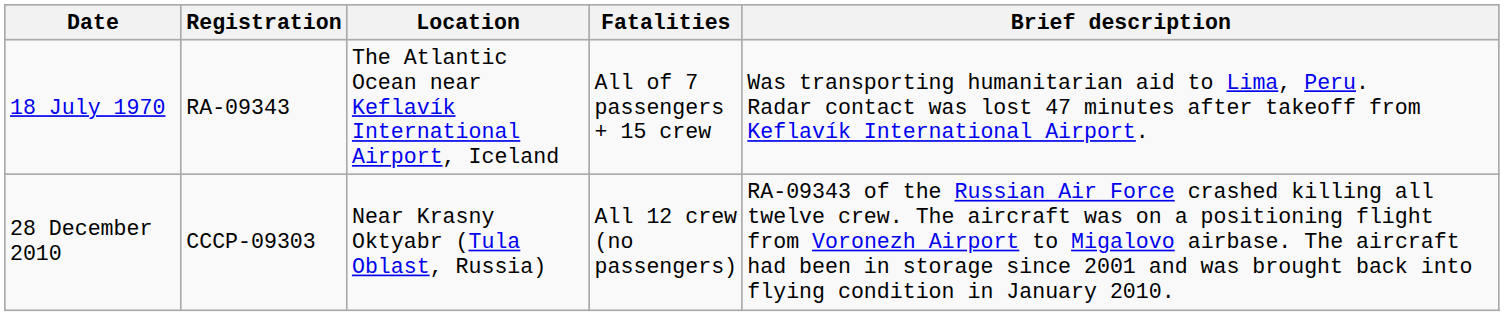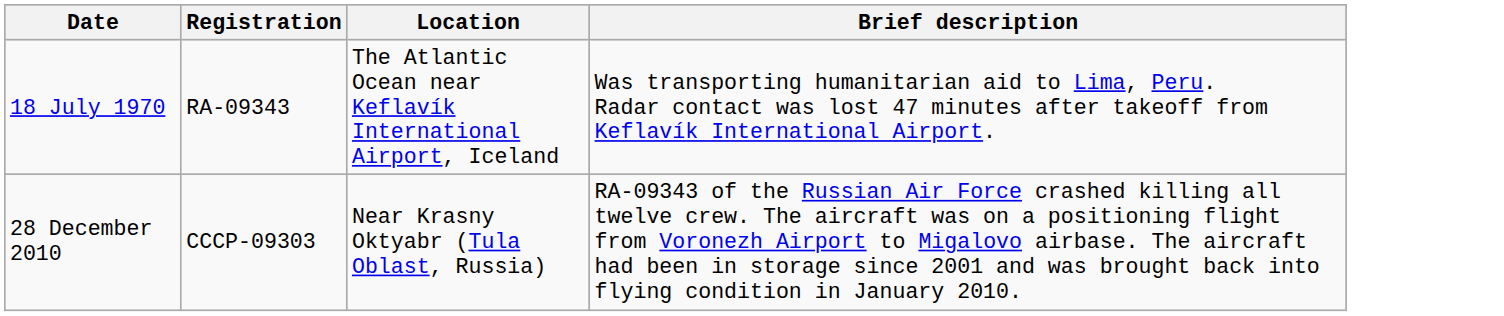- column: (666, 22)
